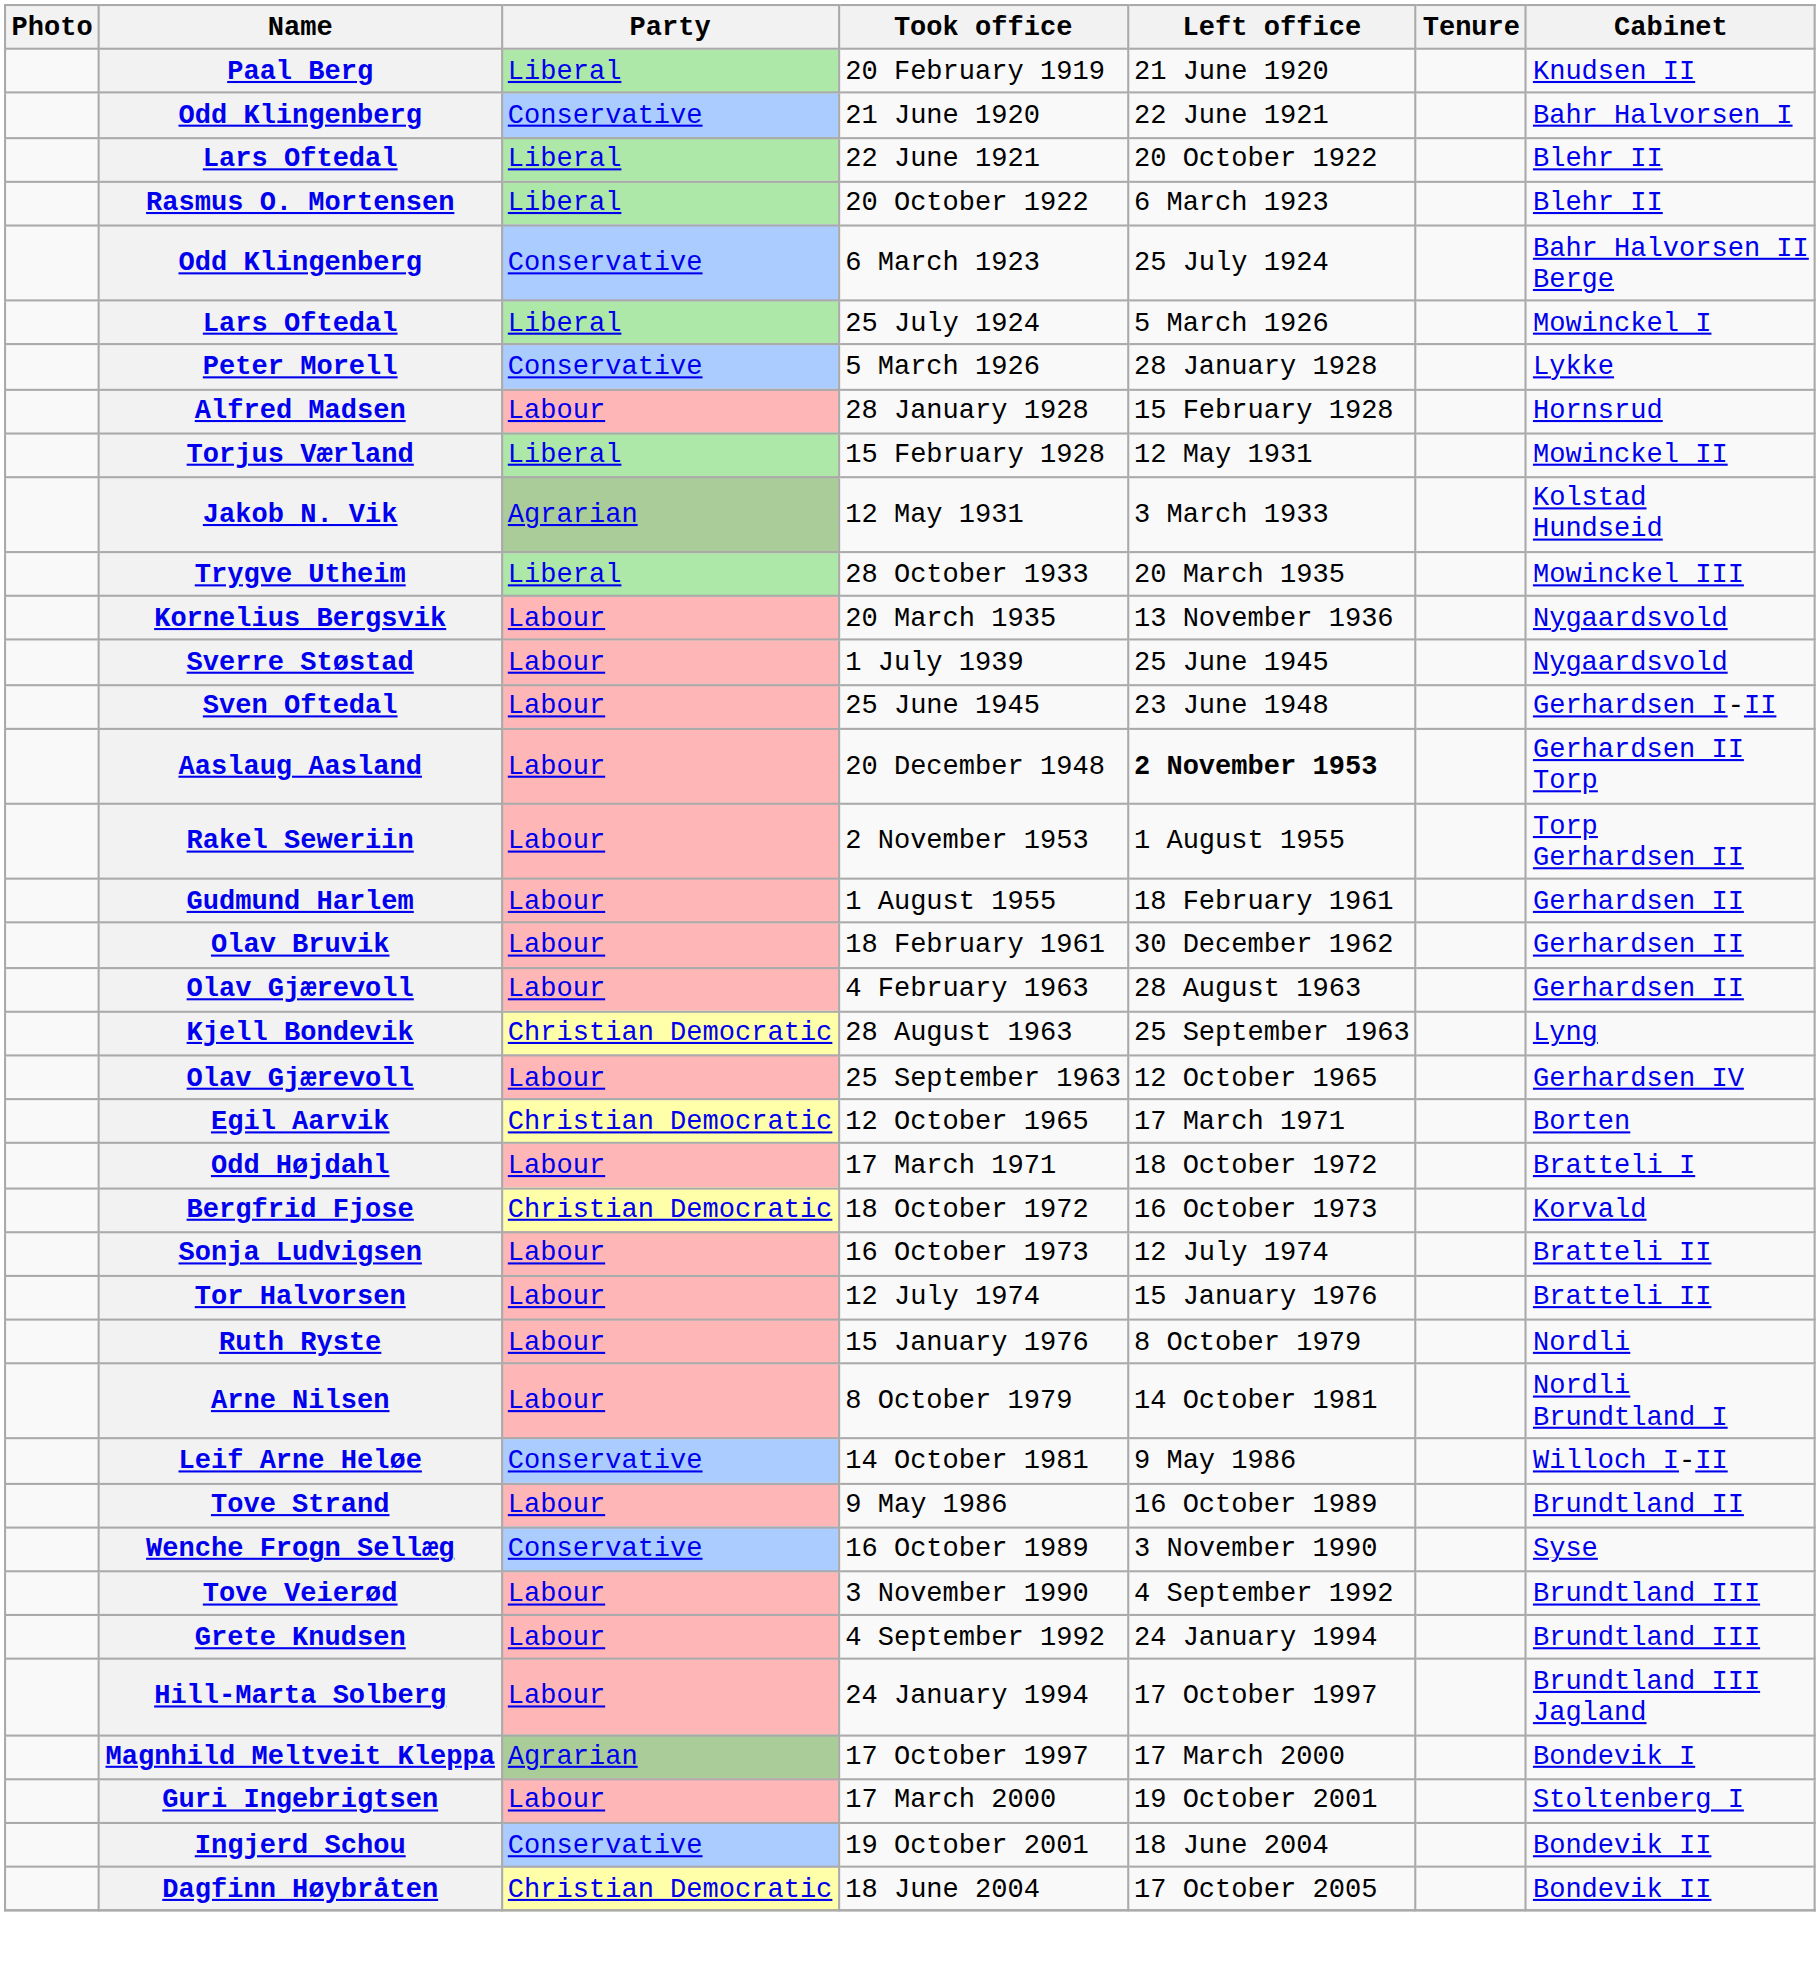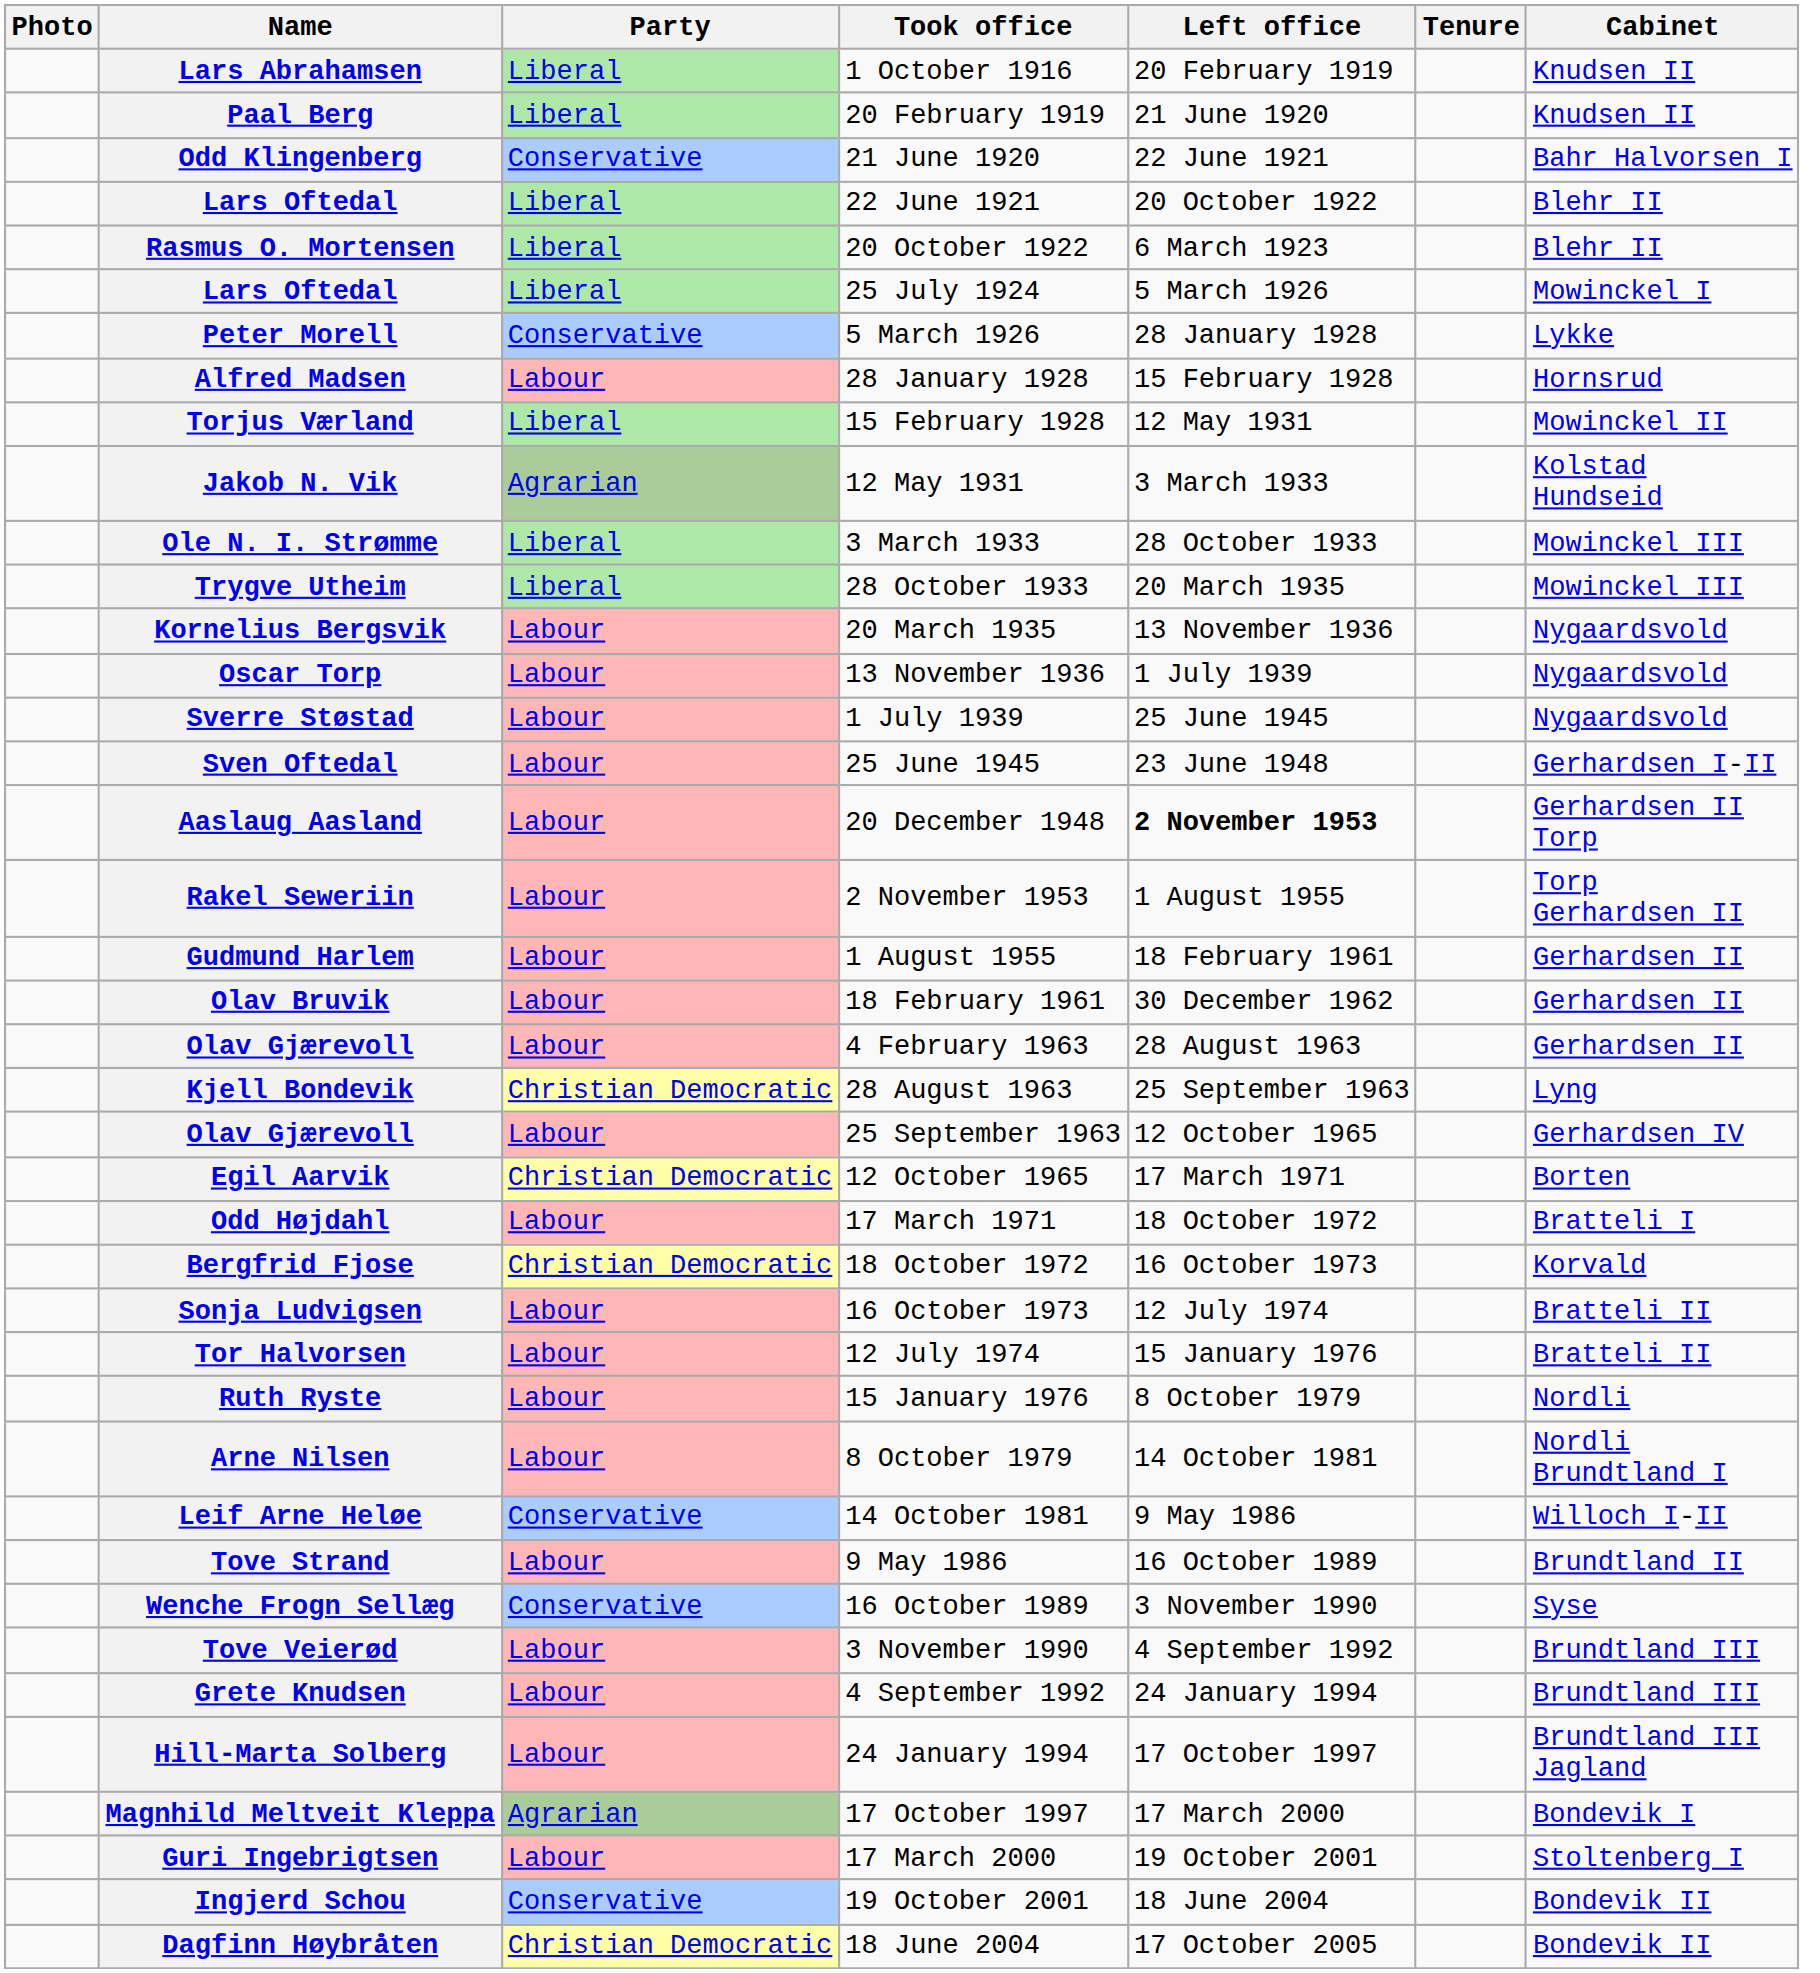+ row: (300, 71)
- row: (300, 263)
+ row: (300, 543)
+ row: (300, 675)
